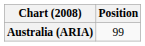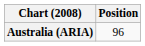(118, 31) 99 -> (118, 31) 96
